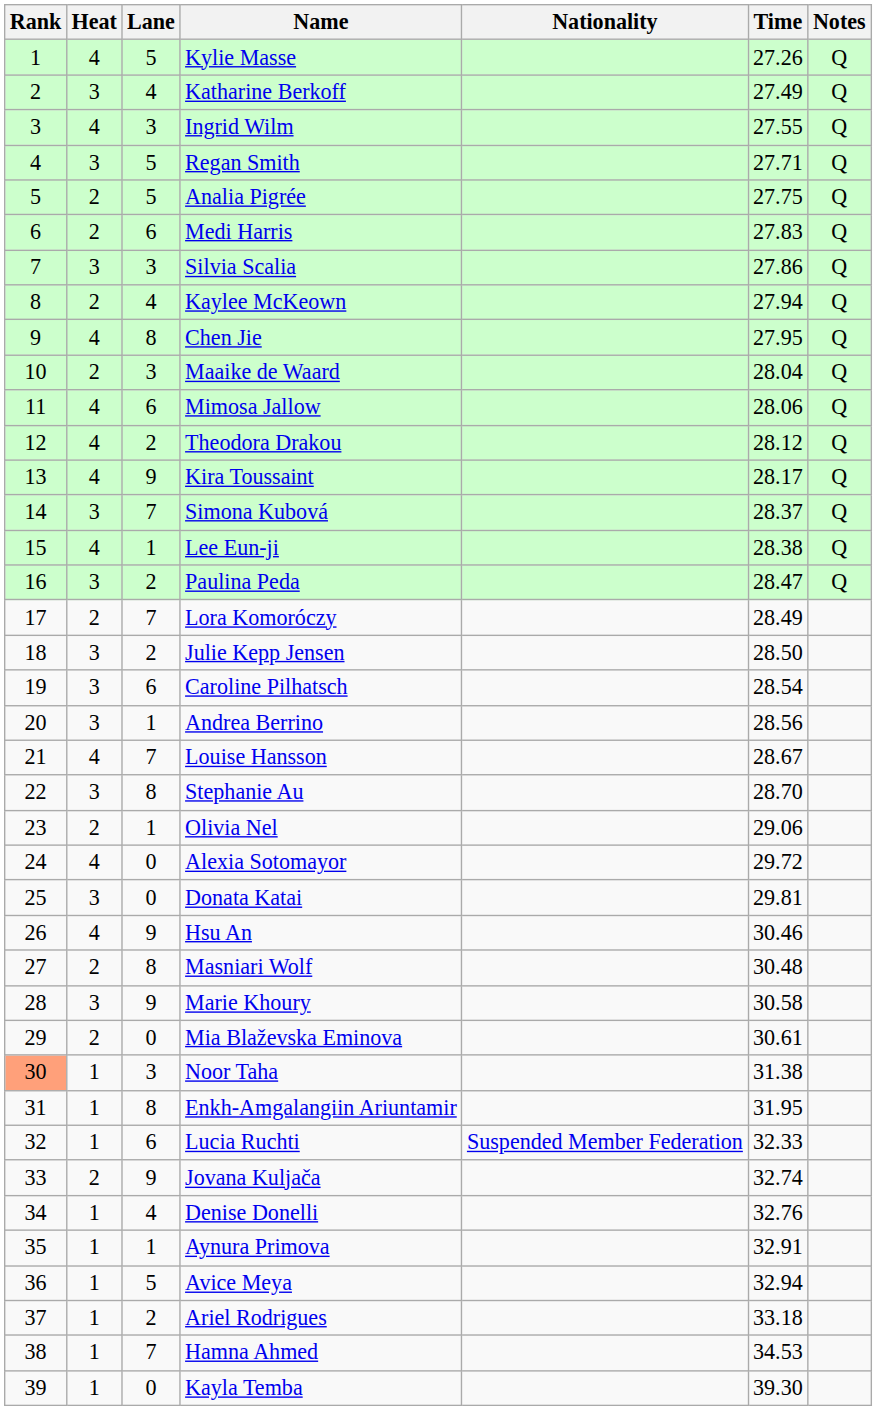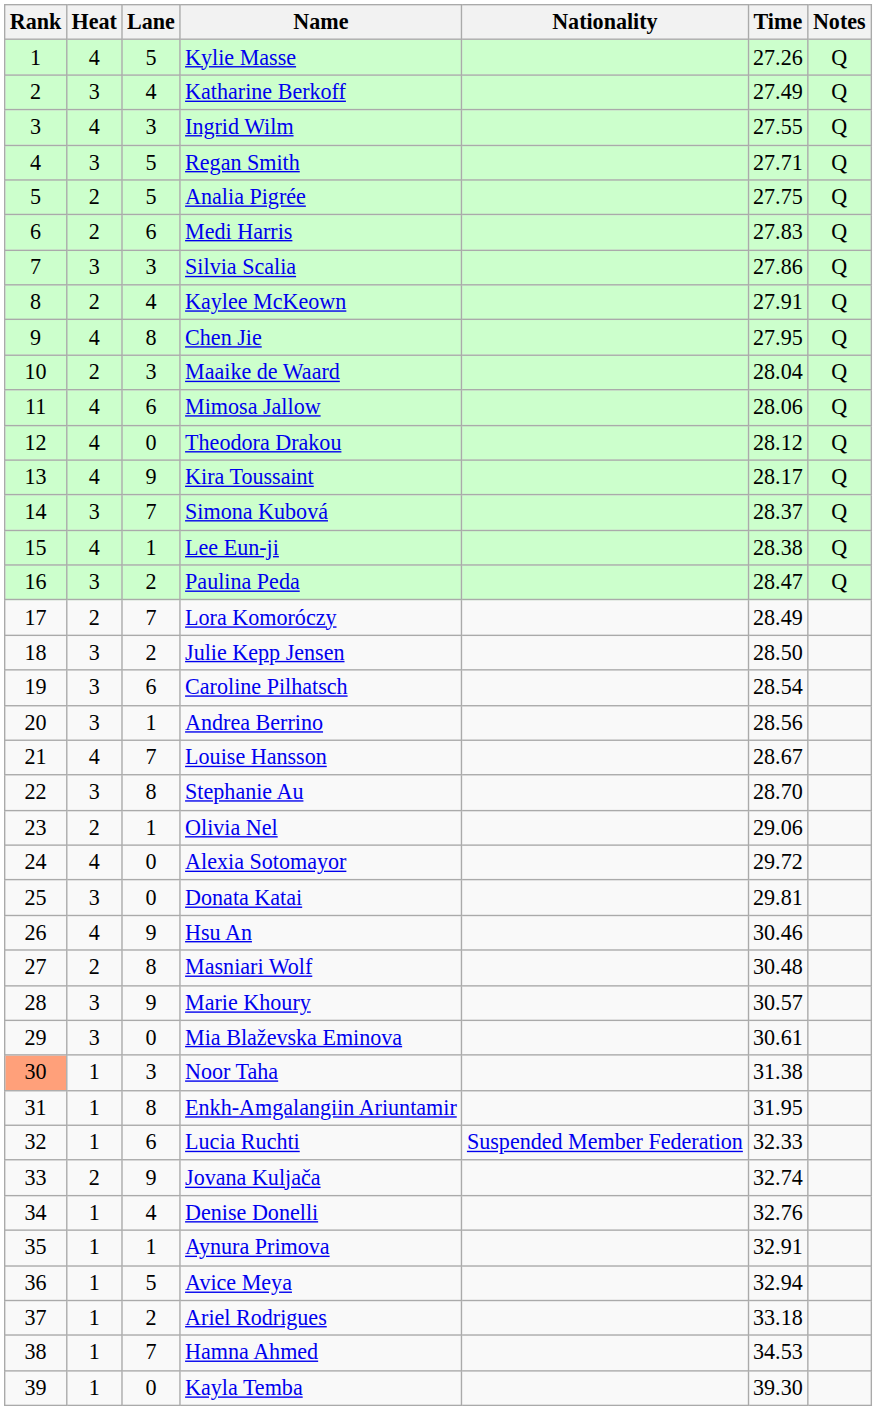(778, 302) 27.94 -> (778, 302) 27.91
(151, 442) 2 -> (151, 442) 0
(778, 1002) 30.58 -> (778, 1002) 30.57
(94, 1037) 2 -> (94, 1037) 3
